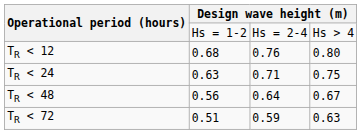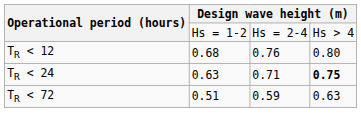(327, 74) normal -> (327, 74) bold
- row: (31, 96)
